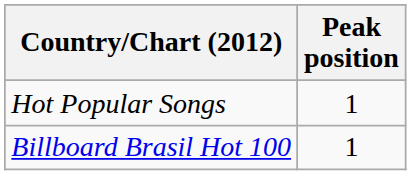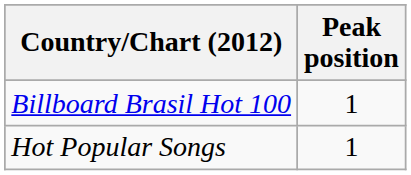rows swapped: (151, 147) <-> (119, 102)
